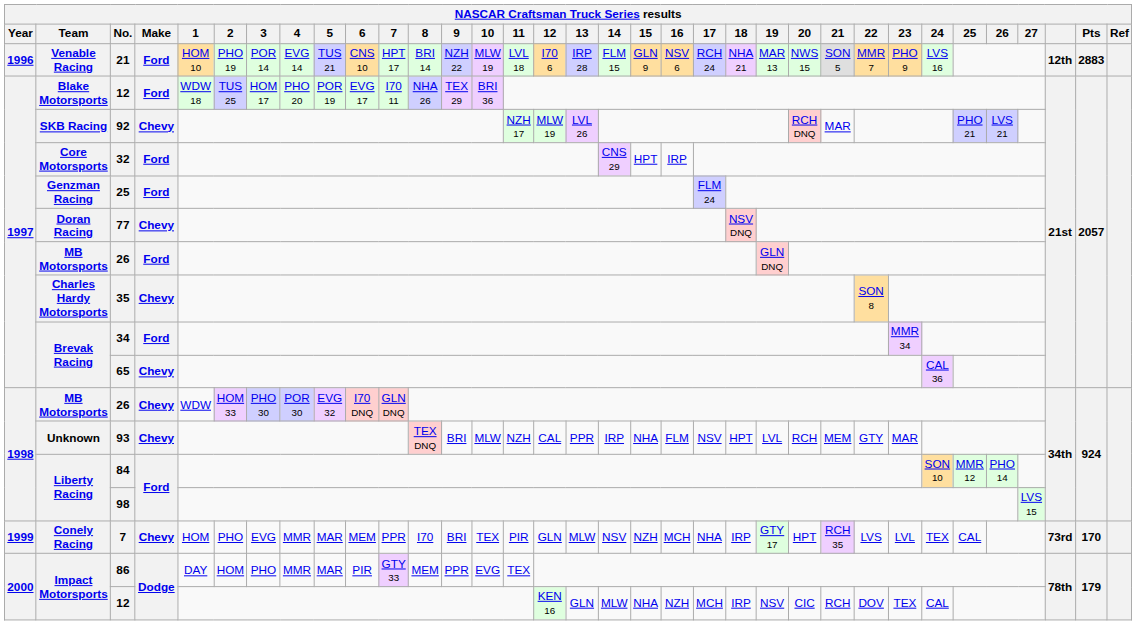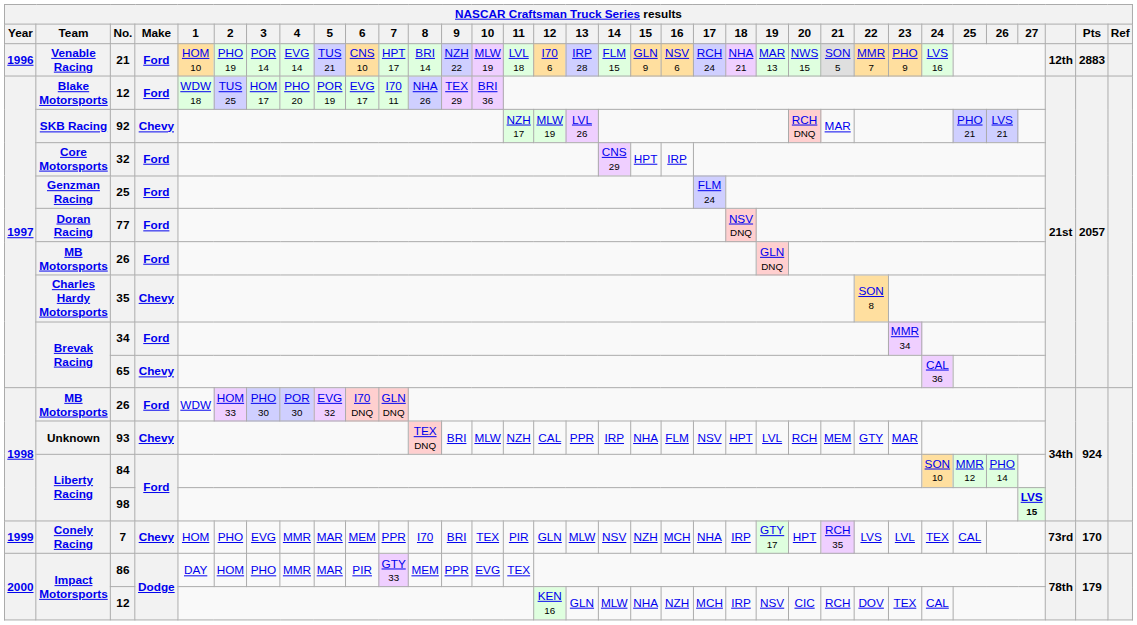(156, 225) Chevy -> (156, 225) Ford
(156, 405) Chevy -> (156, 405) Ford
(1031, 503) normal -> (1032, 504) bold
